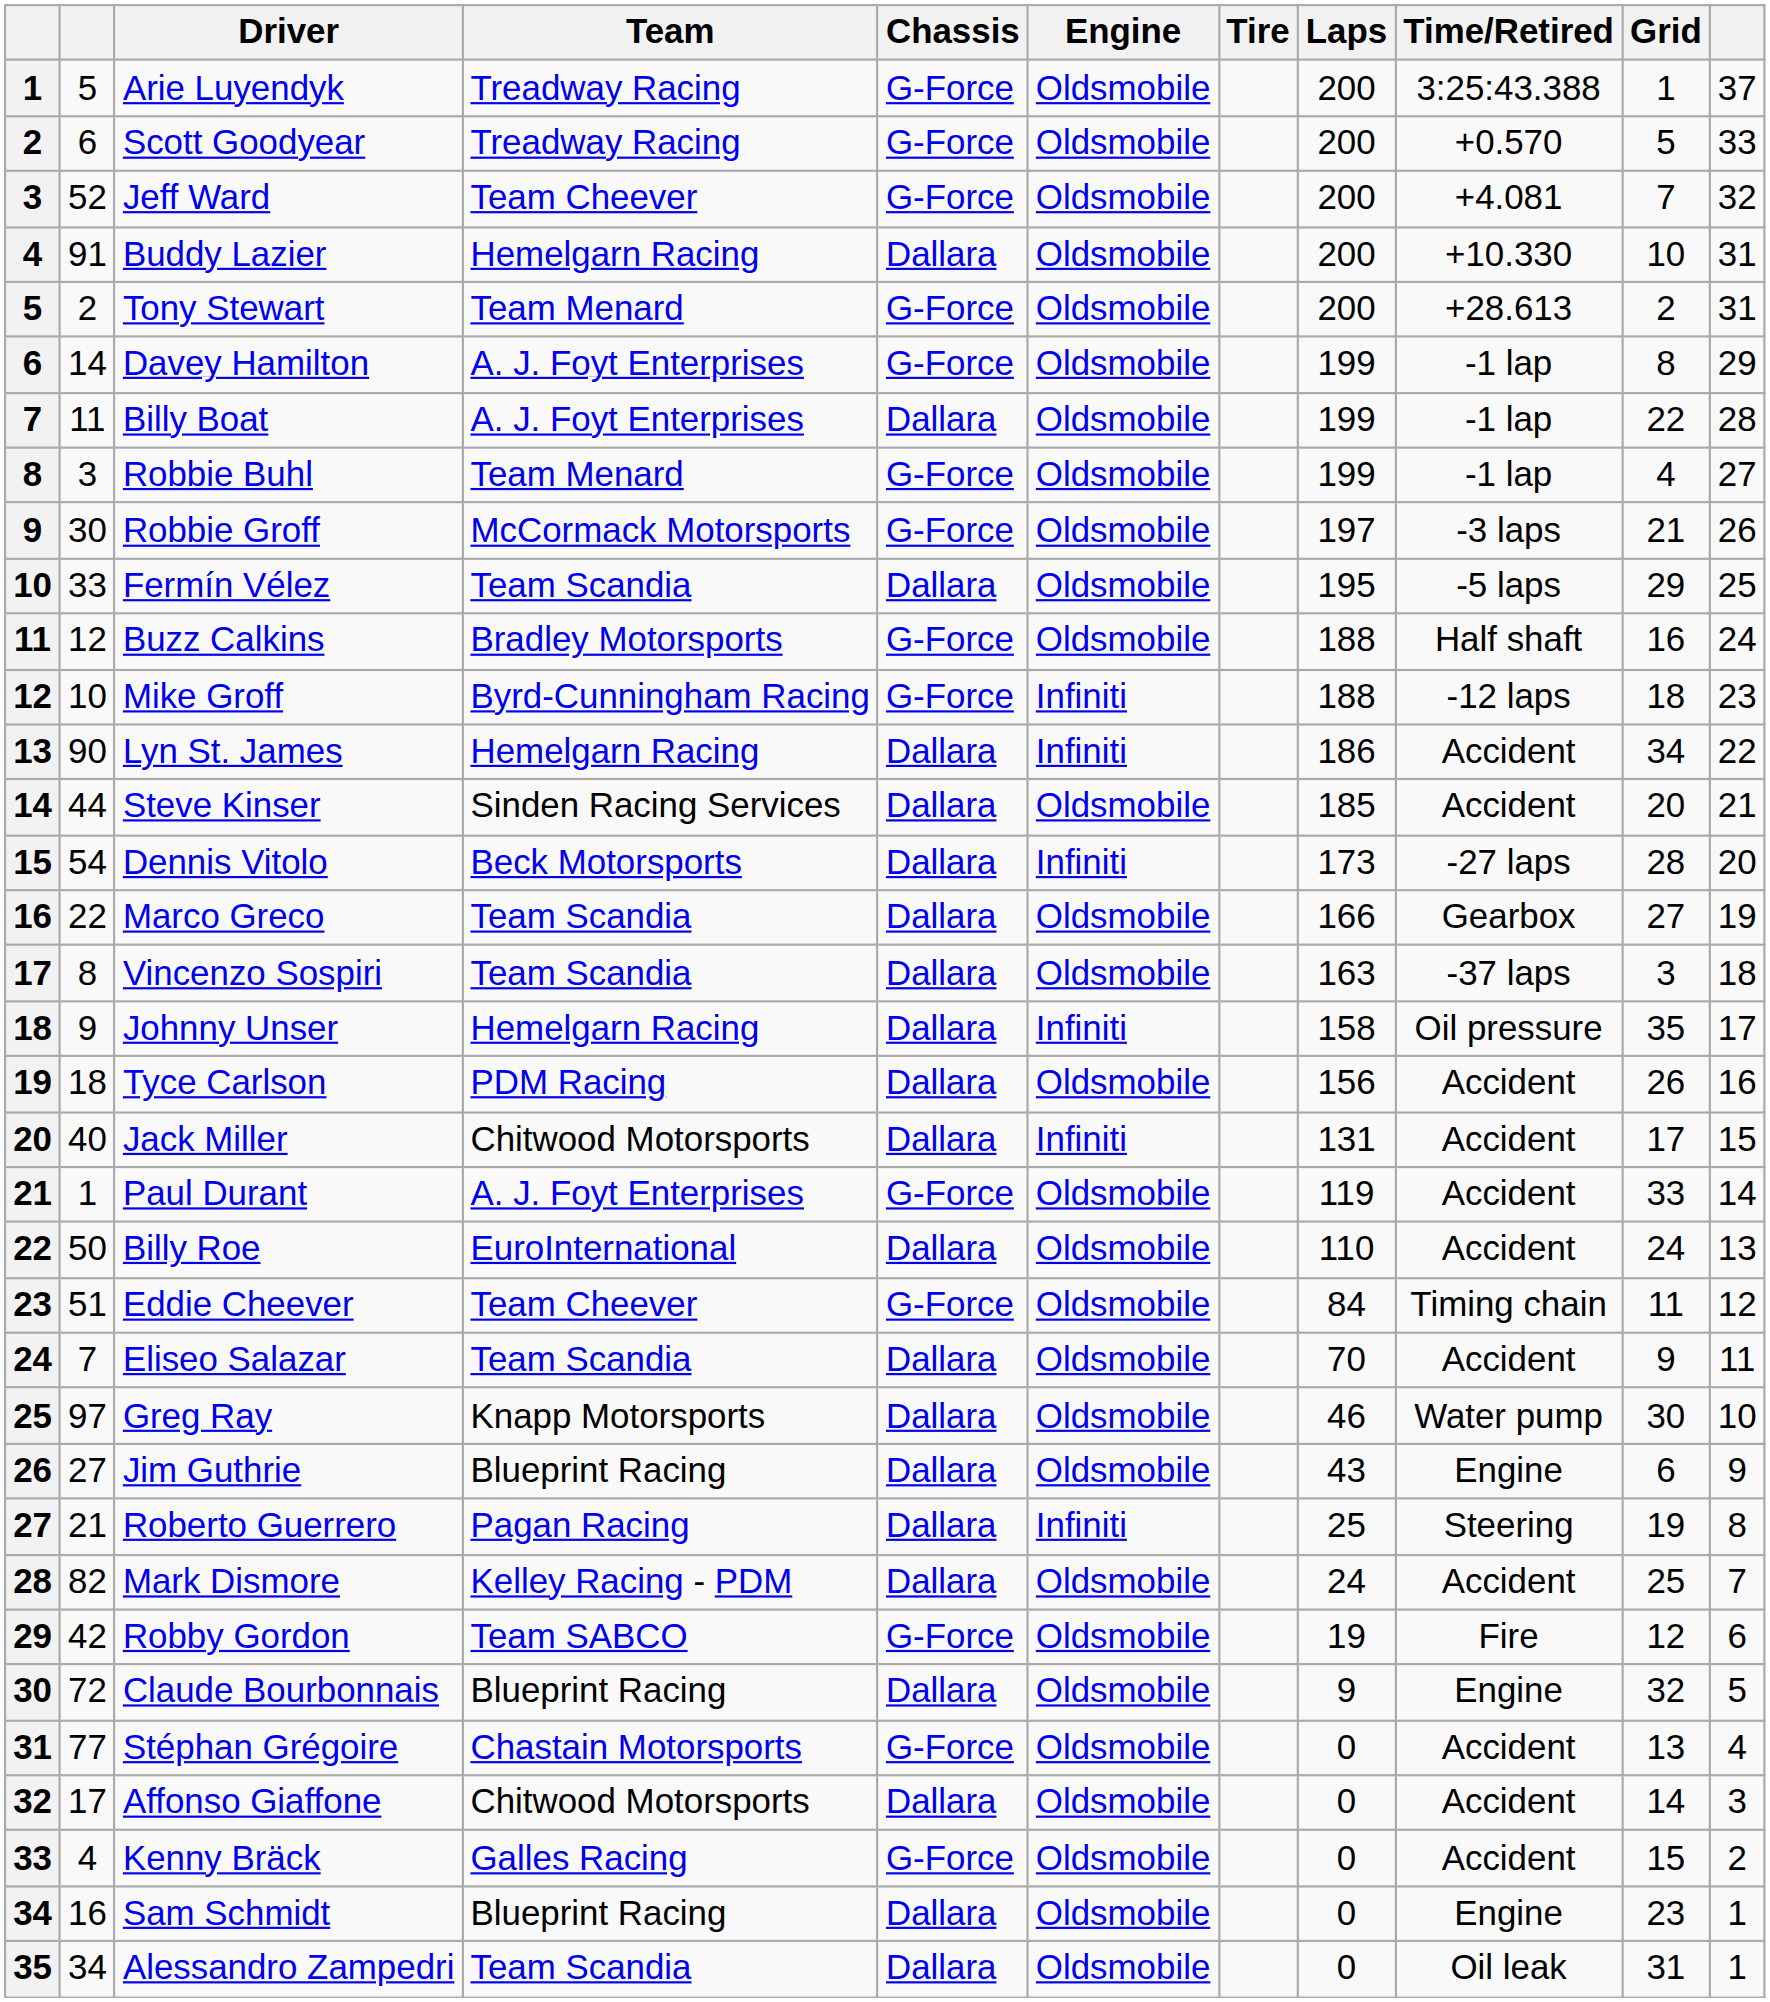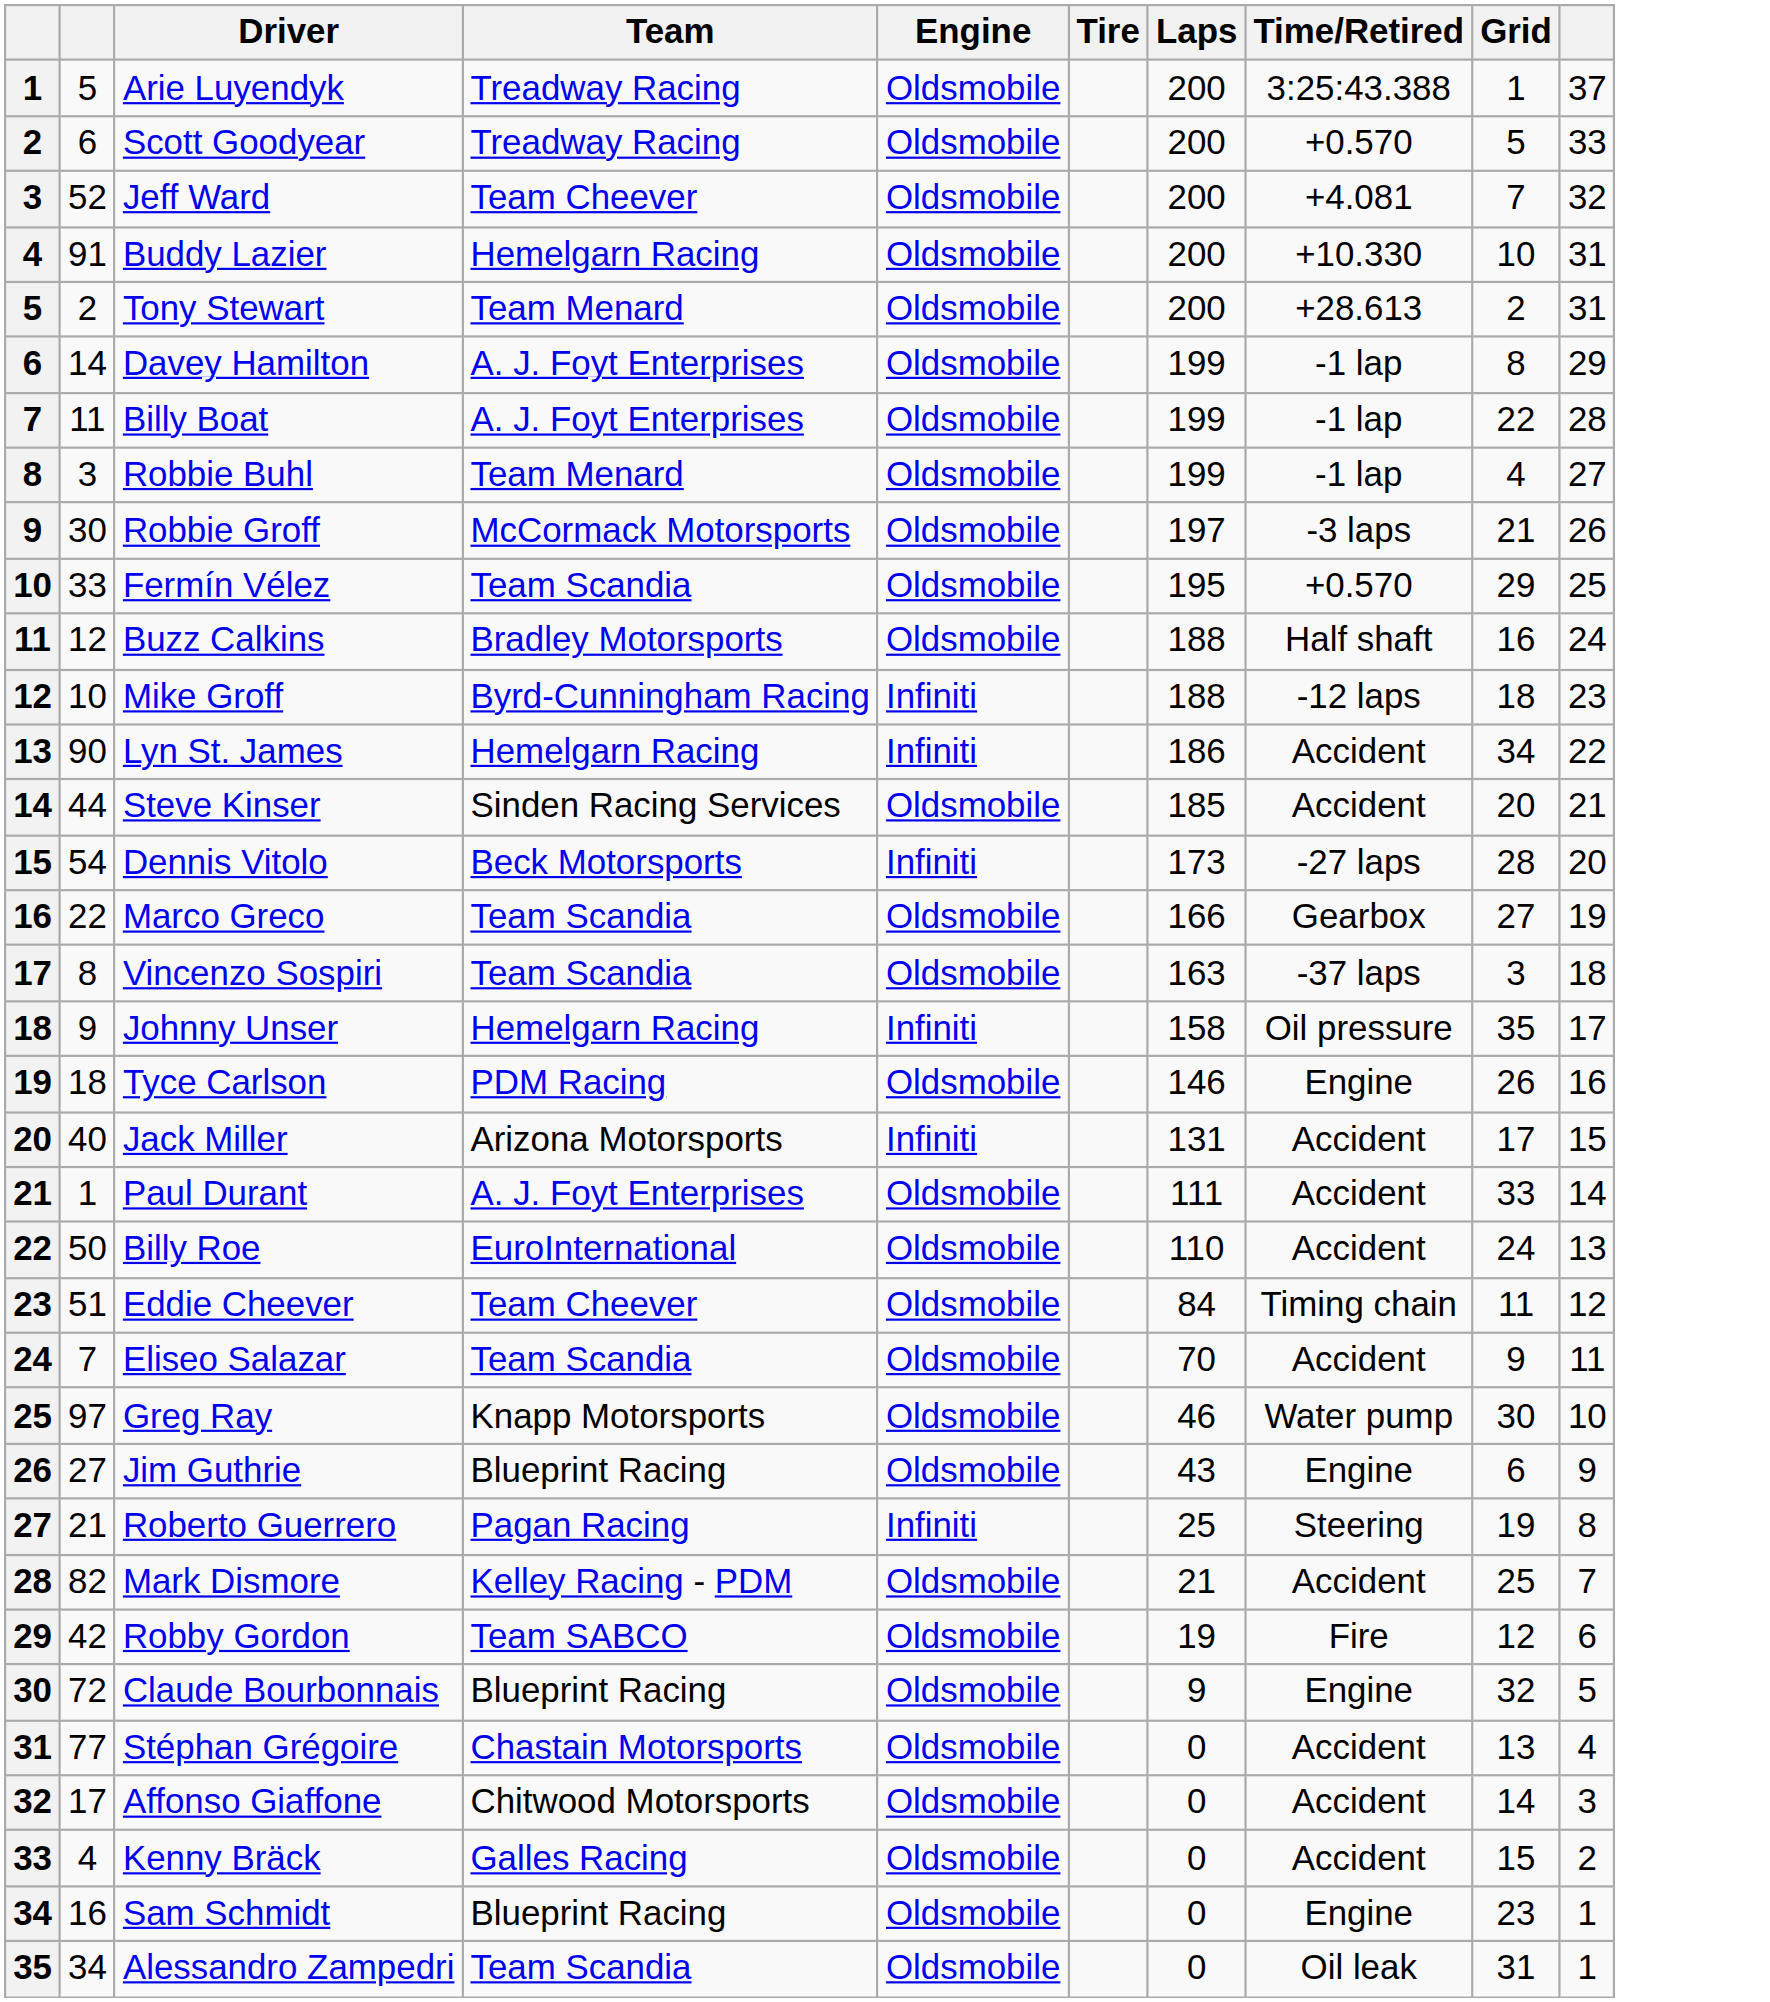- column: (953, 32)
(1509, 585) -5 laps -> (1359, 585) +0.570
(1346, 1083) 156 -> (1197, 1083) 146
(1509, 1083) Accident -> (1359, 1083) Engine
(640, 1138) Chitwood Motorsports -> (627, 1138) Arizona Motorsports
(1346, 1193) 119 -> (1197, 1193) 111
(1346, 1581) 24 -> (1197, 1581) 21
